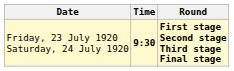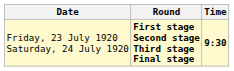columns swapped: (144, 12) <-> (193, 12)
